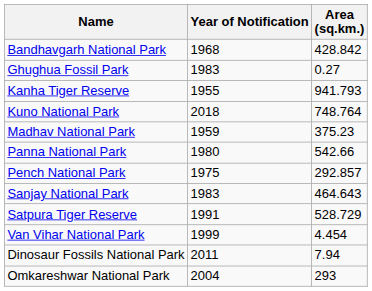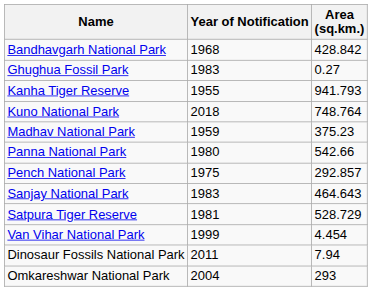(205, 214) 1991 -> (205, 214) 1981
